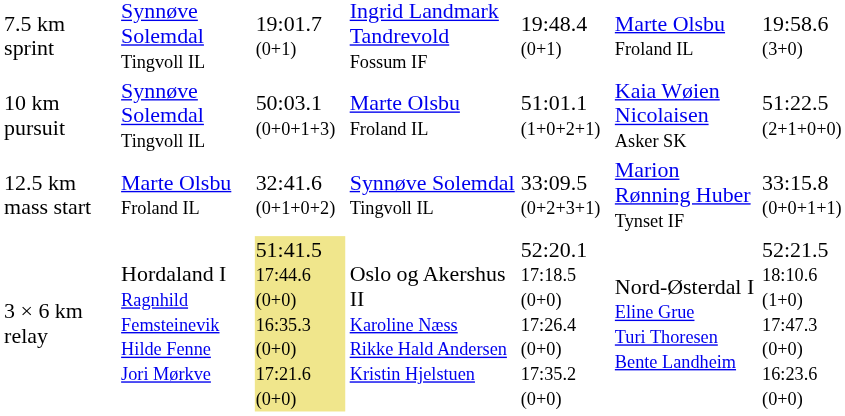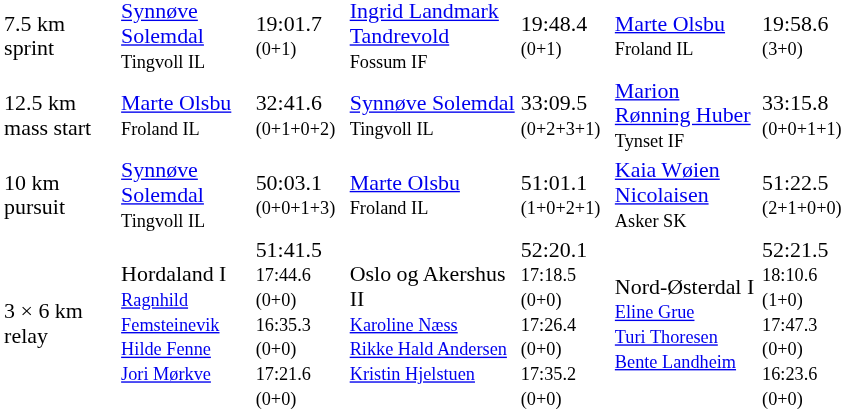rows swapped: (35, 115) <-> (48, 194)
(289, 323) khaki background -> (289, 323) no background
